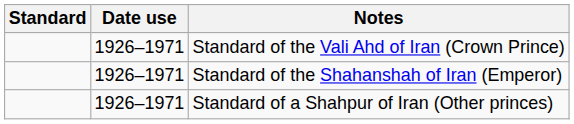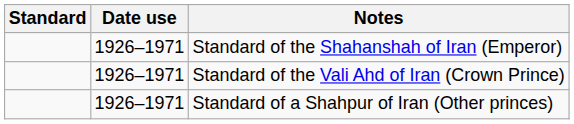rows swapped: (377, 75) <-> (379, 47)
